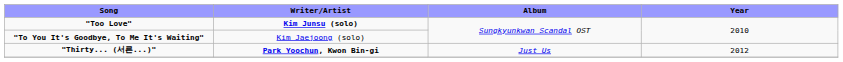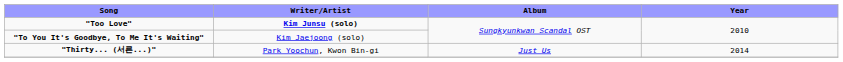(321, 50) bold -> (321, 50) normal
(740, 50) 2012 -> (740, 50) 2014
